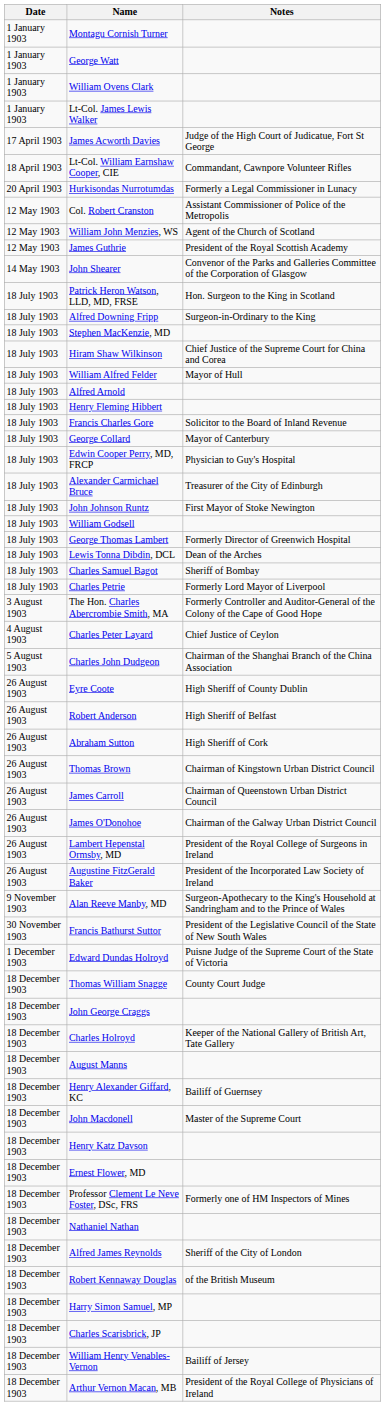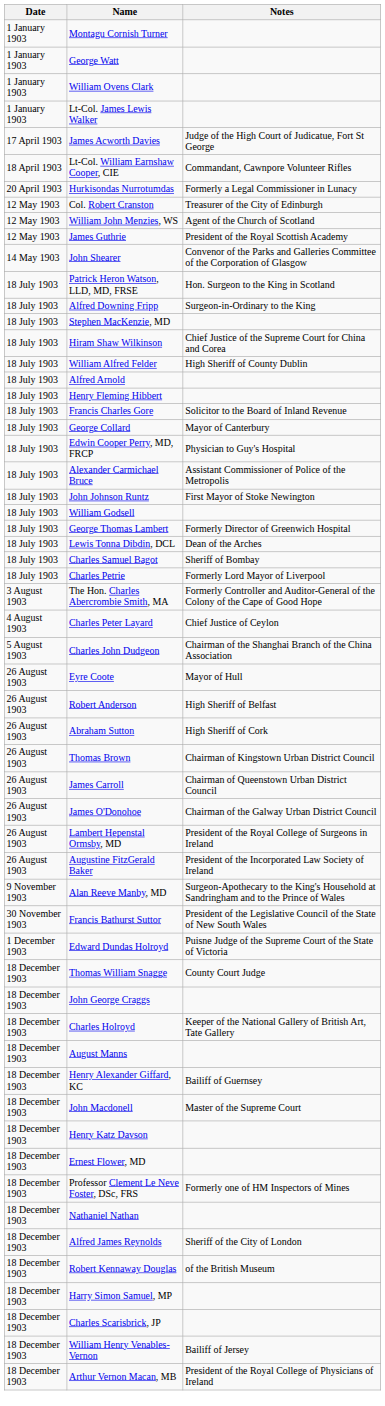(265, 210) Assistant Commissioner of Police of the Metropolis -> (254, 205) Treasurer of the City of Edinburgh
(214, 375) Mayor of Hull -> (246, 364) High Sheriff of County Dublin
(254, 486) Treasurer of the City of Edinburgh -> (265, 475) Assistant Commissioner of Police of the Metropolis
(246, 688) High Sheriff of County Dublin -> (214, 677) Mayor of Hull
